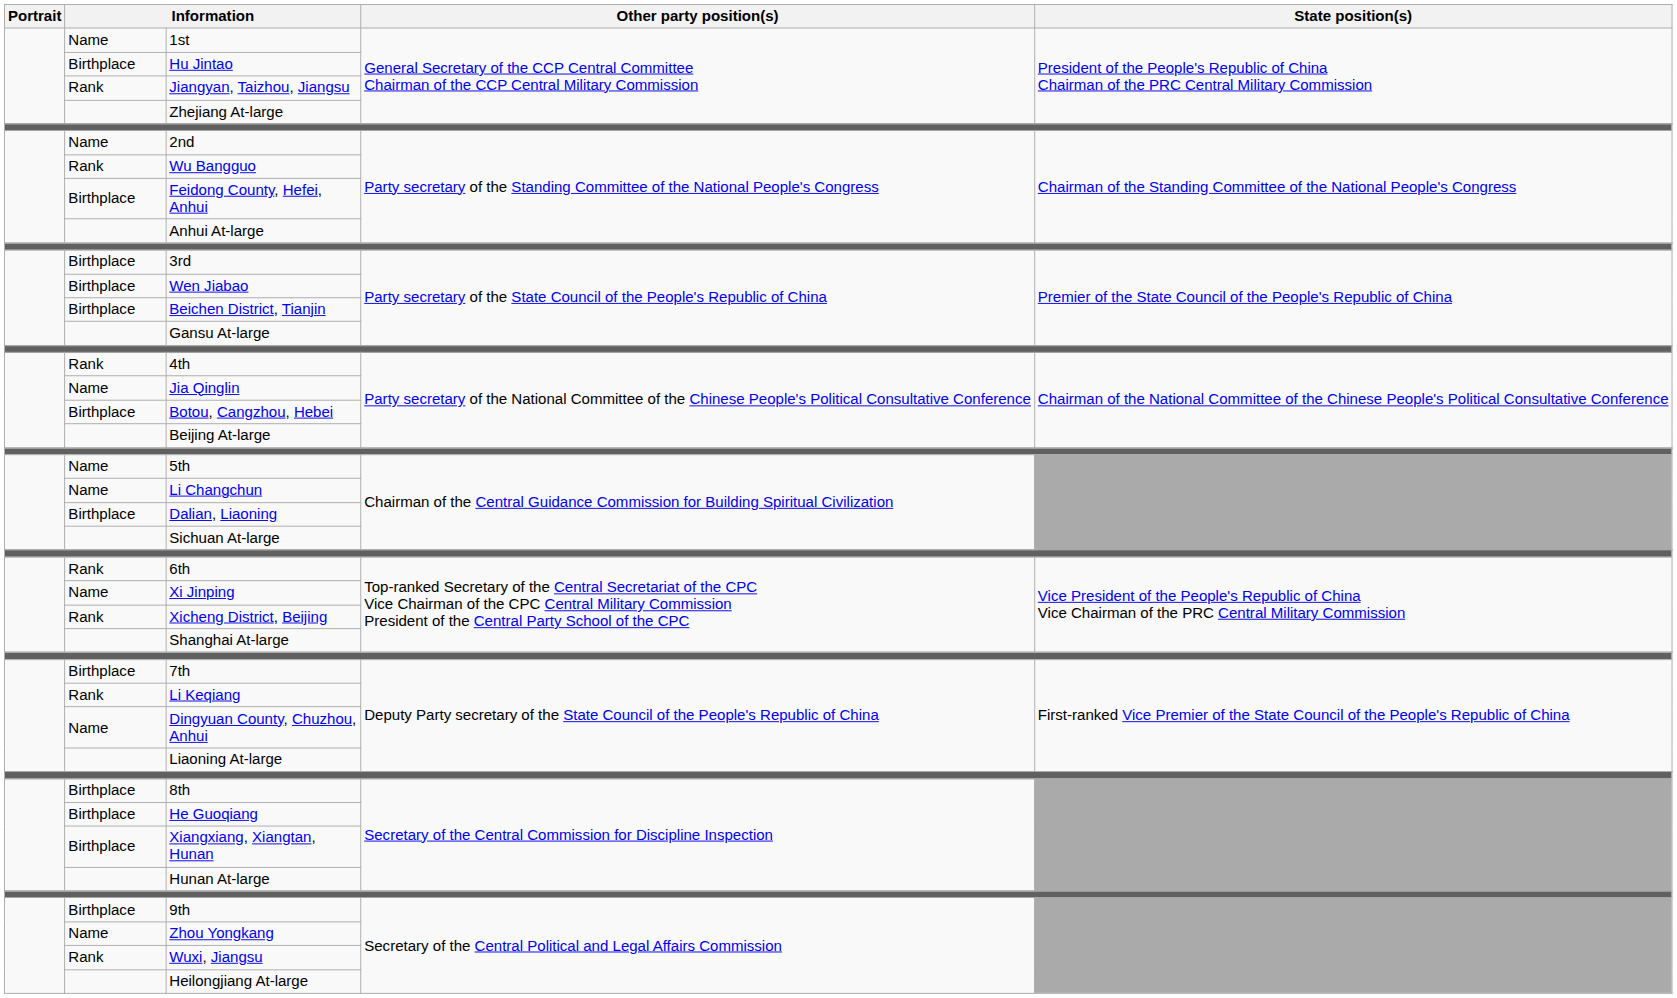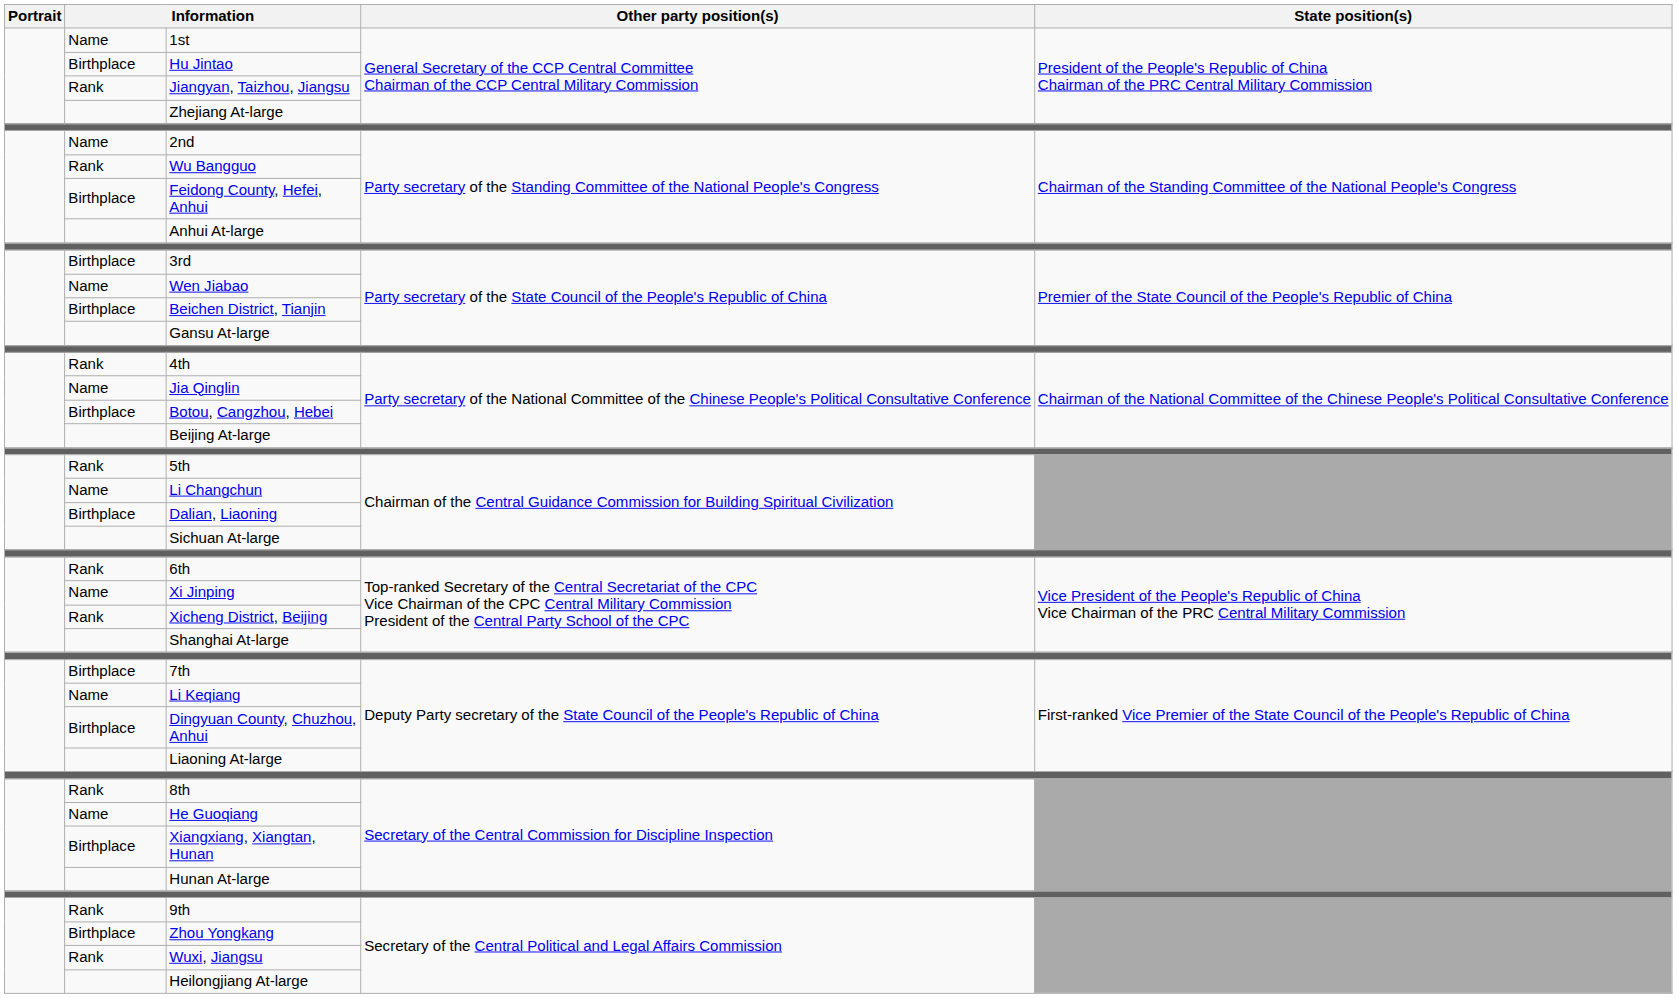(102, 285) Birthplace -> (88, 285) Name
(88, 466) Name -> (86, 466) Rank
(86, 695) Rank -> (88, 695) Name
(88, 727) Name -> (102, 727) Birthplace
(102, 790) Birthplace -> (86, 790) Rank
(102, 814) Birthplace -> (88, 814) Name
(102, 909) Birthplace -> (86, 909) Rank
(88, 933) Name -> (102, 933) Birthplace
